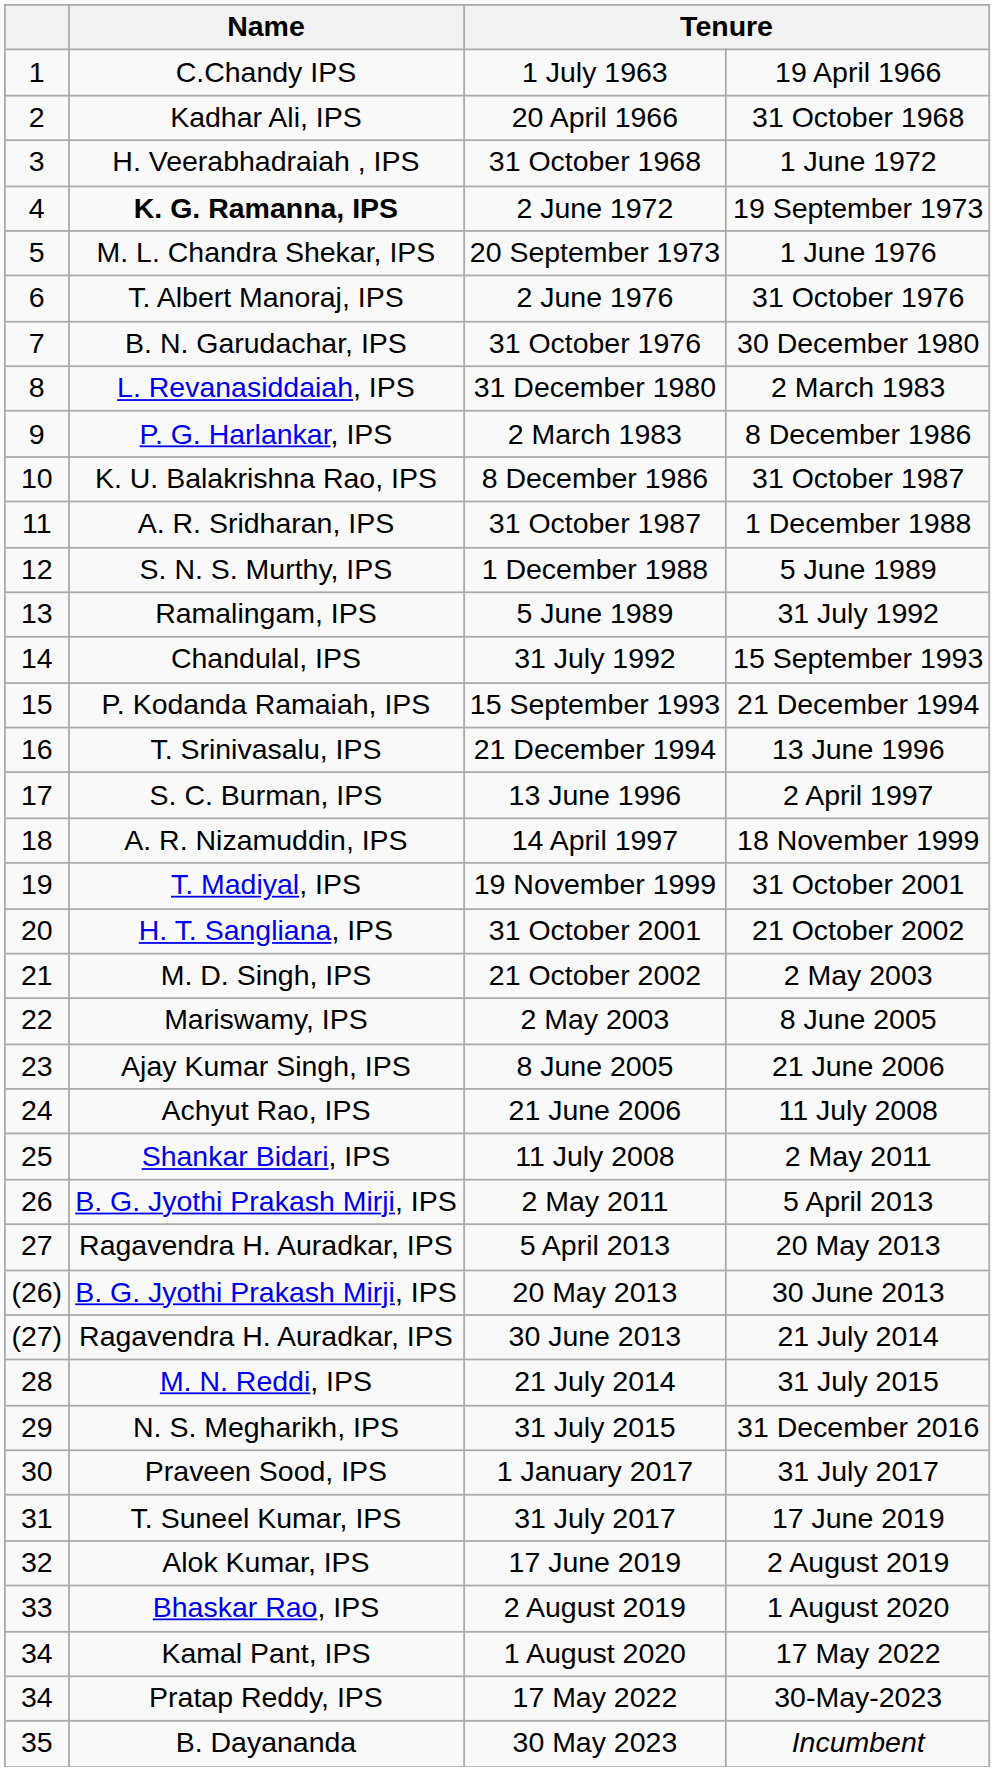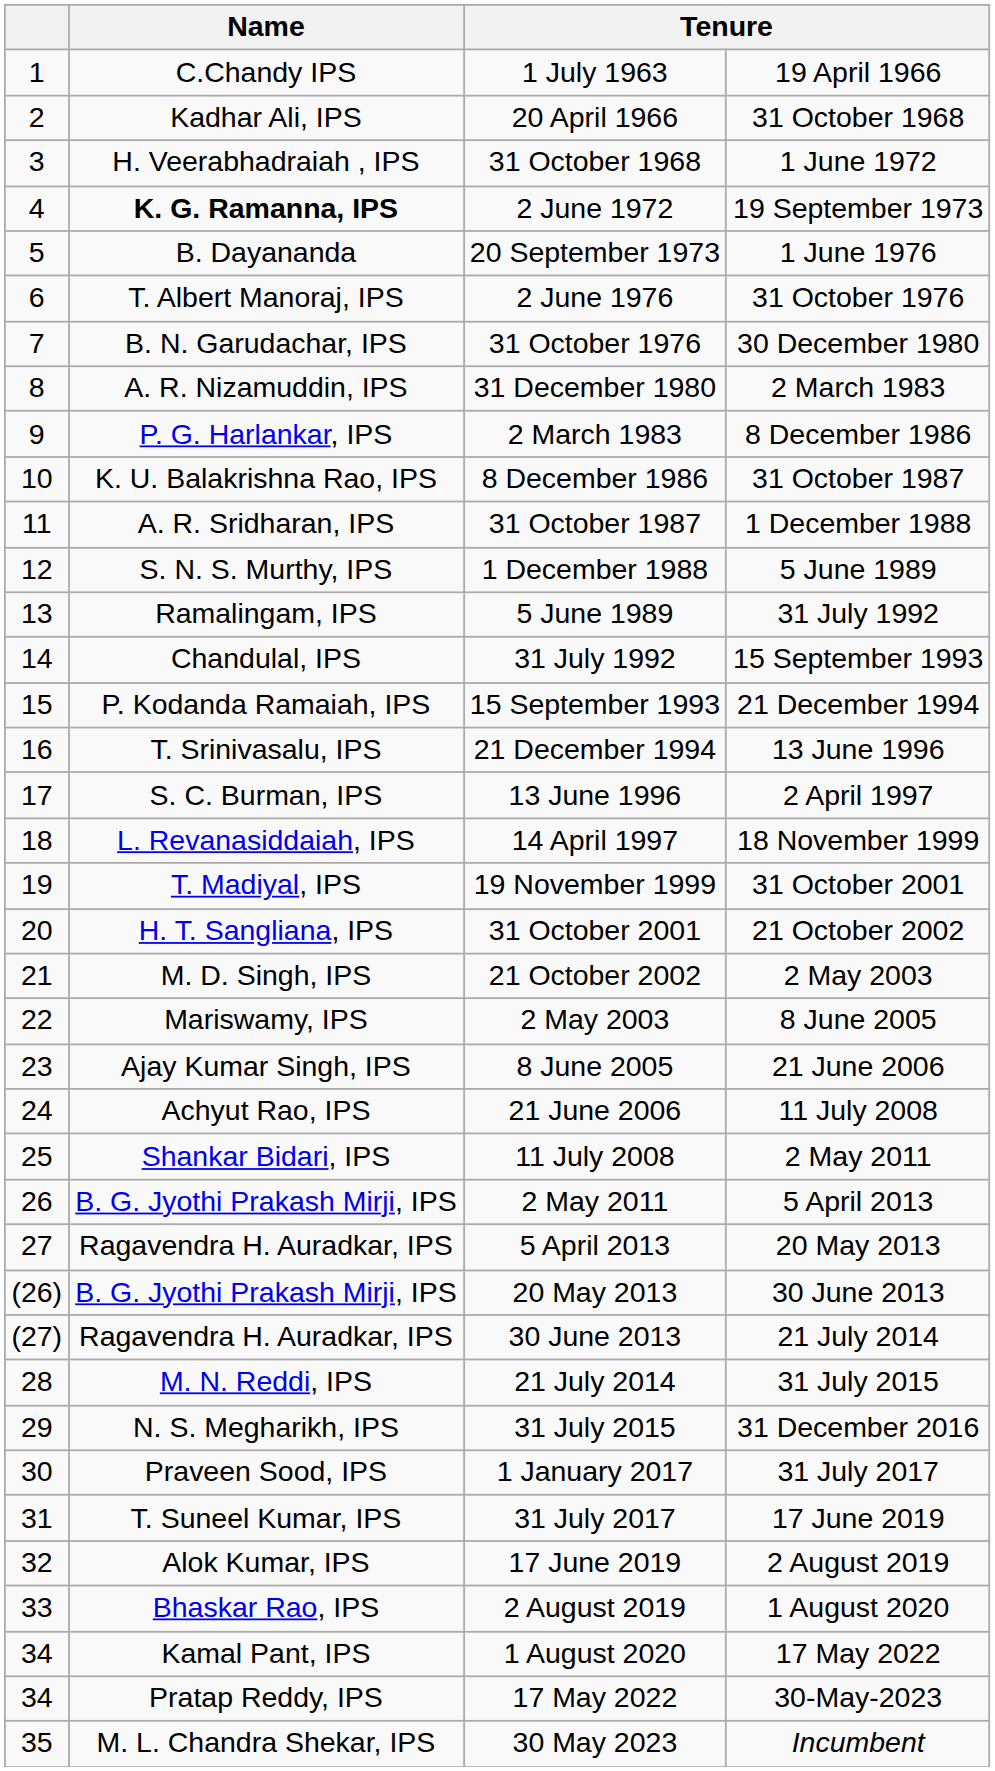(266, 252) M. L. Chandra Shekar, IPS -> (266, 252) B. Dayananda
(266, 388) L. Revanasiddaiah, IPS -> (266, 388) A. R. Nizamuddin, IPS
(266, 840) A. R. Nizamuddin, IPS -> (266, 840) L. Revanasiddaiah, IPS
(266, 1743) B. Dayananda -> (266, 1743) M. L. Chandra Shekar, IPS
